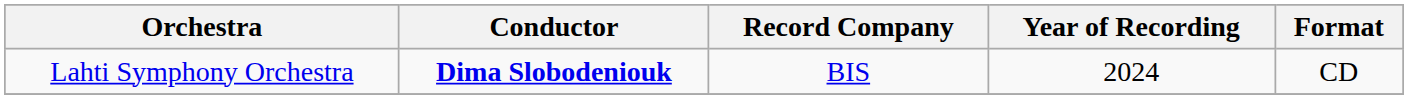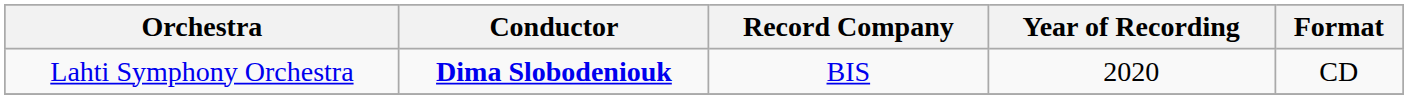(1131, 71) 2024 -> (1131, 71) 2020
